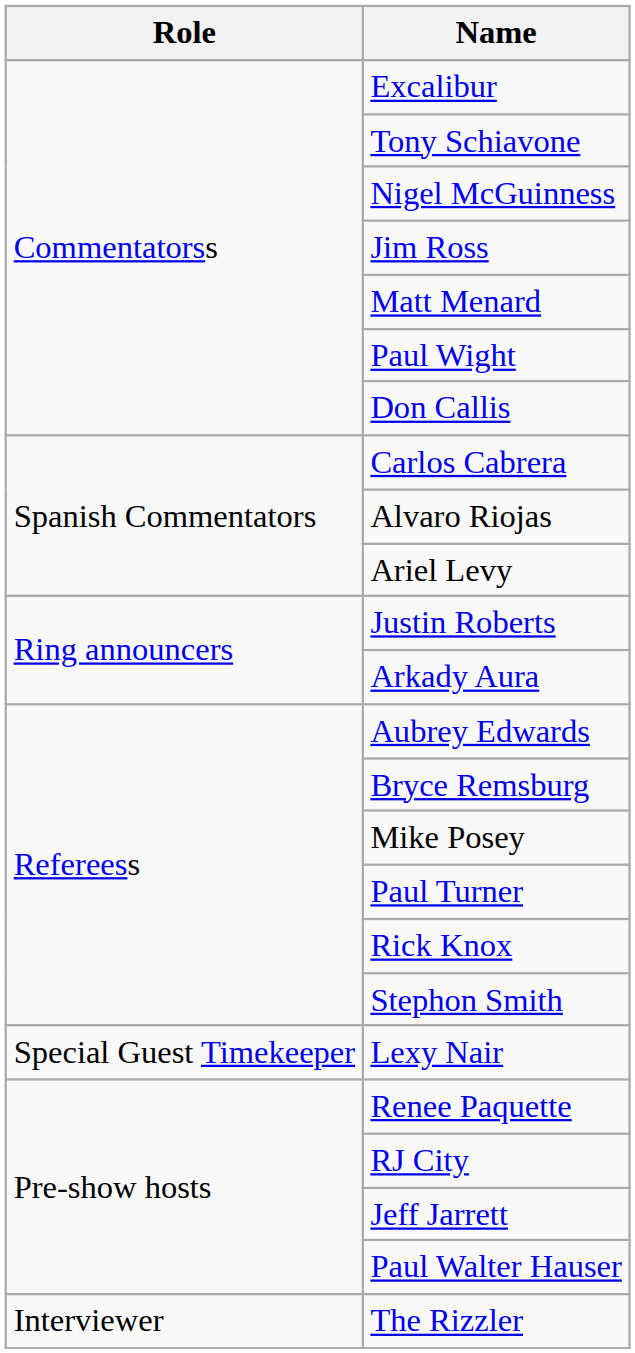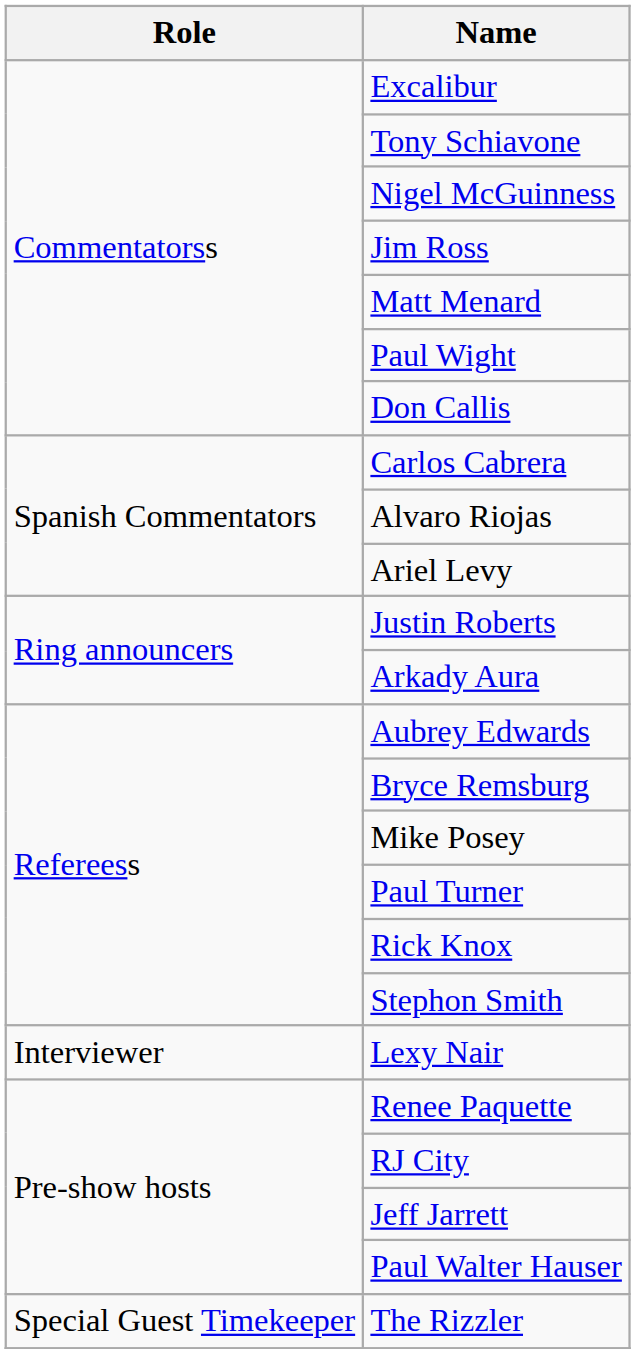(184, 1052) Special Guest Timekeeper -> (89, 1052) Interviewer
(89, 1320) Interviewer -> (184, 1320) Special Guest Timekeeper
